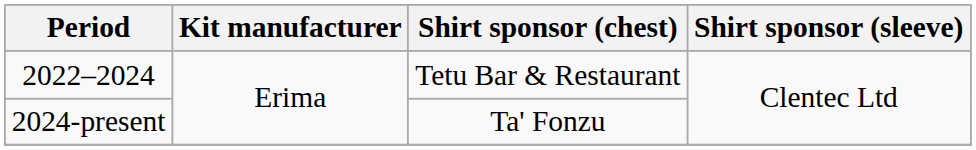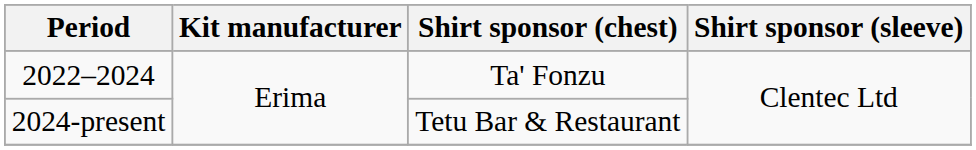(548, 74) Tetu Bar & Restaurant -> (548, 74) Ta' Fonzu
(548, 121) Ta' Fonzu -> (548, 121) Tetu Bar & Restaurant
